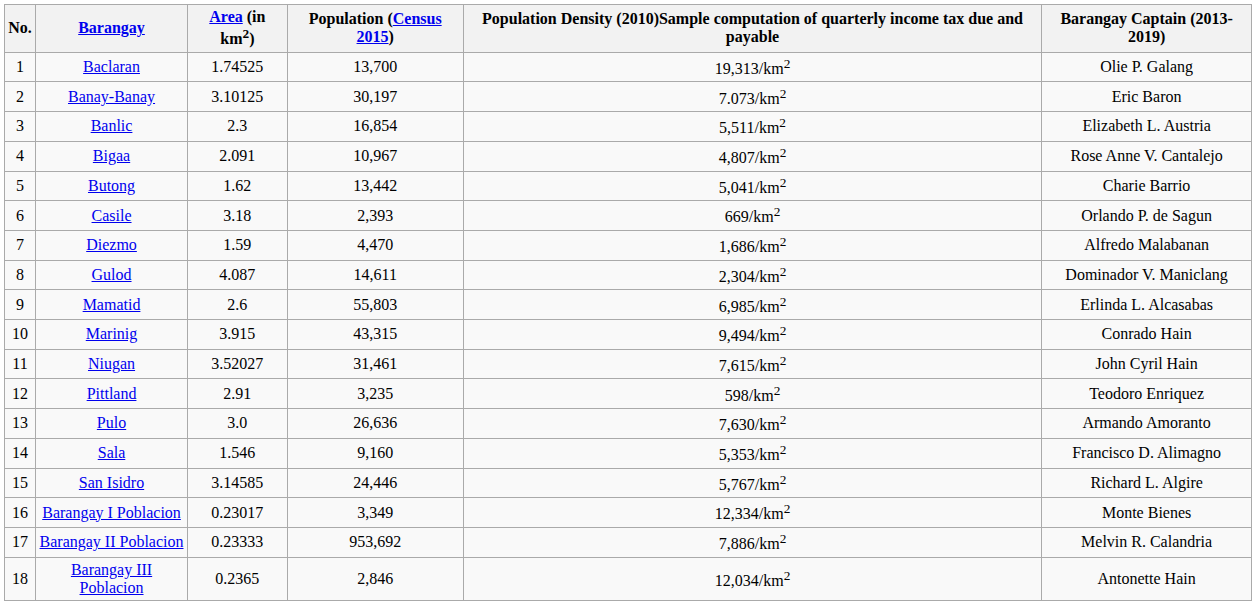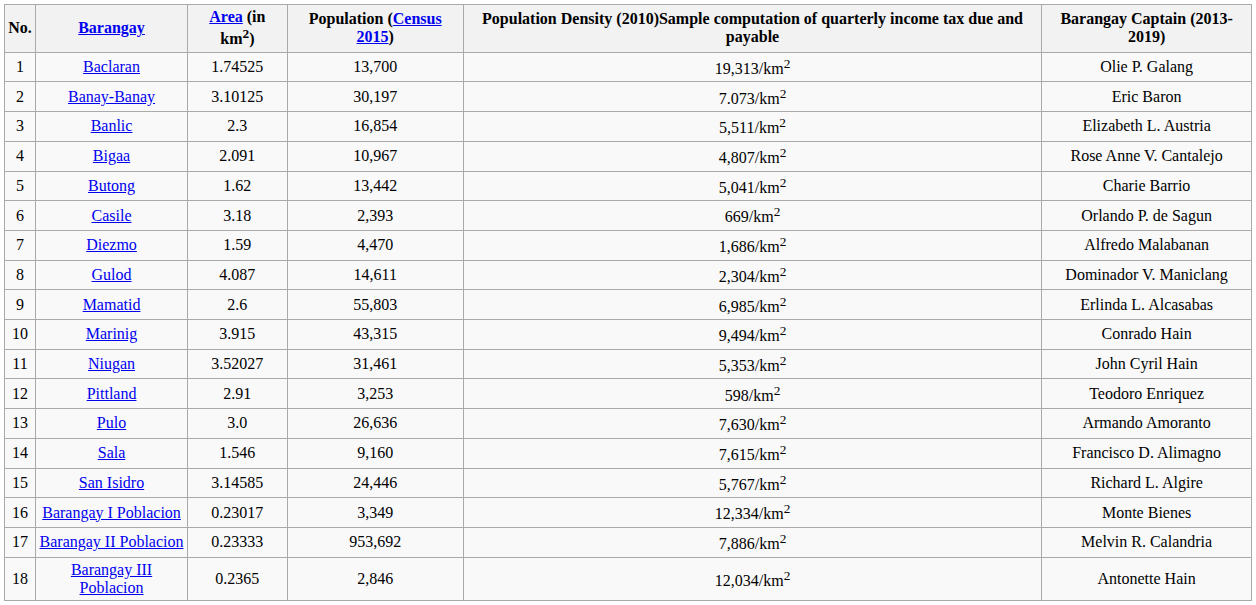(753, 364) 7,615/km2 -> (753, 364) 5,353/km2
(375, 393) 3,235 -> (375, 393) 3,253
(753, 453) 5,353/km2 -> (753, 453) 7,615/km2
